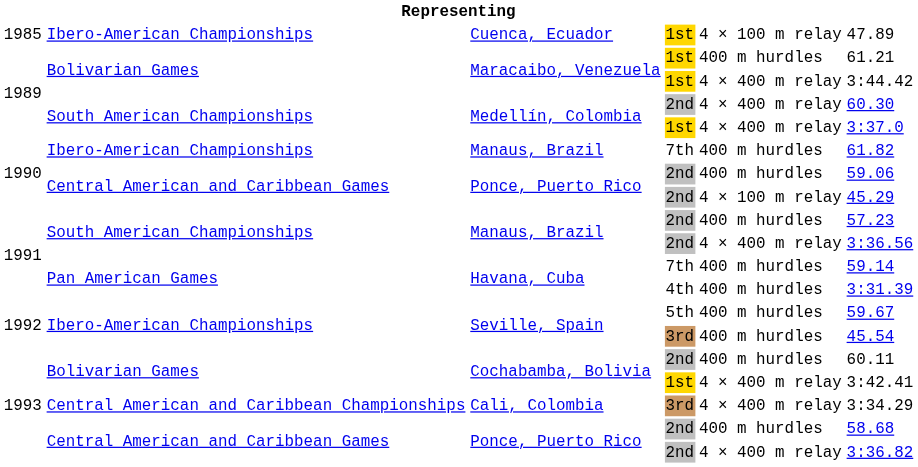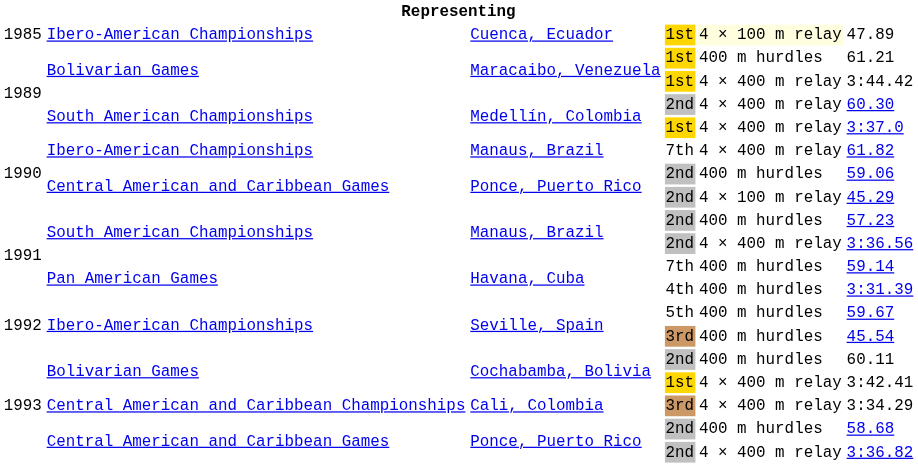(770, 35) no background -> (770, 35) lightyellow background
(761, 151) 400 m hurdles -> (770, 151) 4 × 400 m relay
